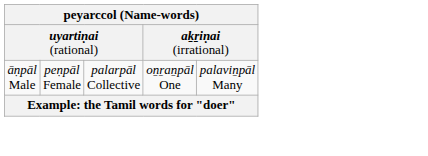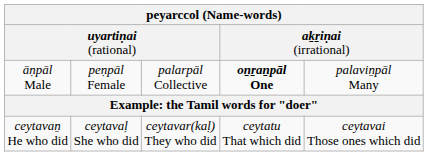(170, 77) normal -> (262, 77) bold
+ row: (38, 133)
